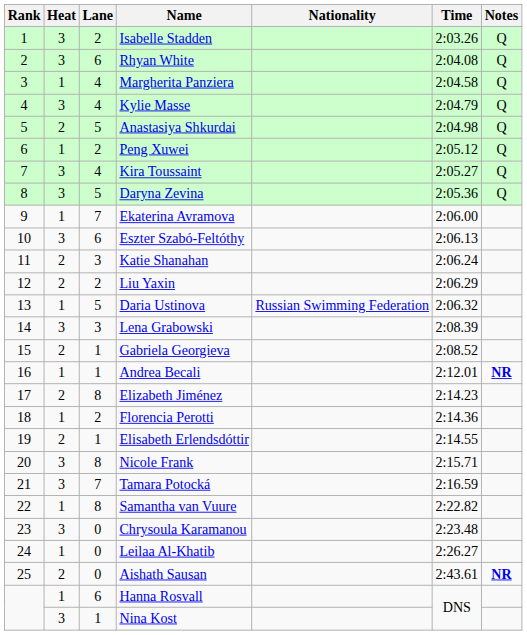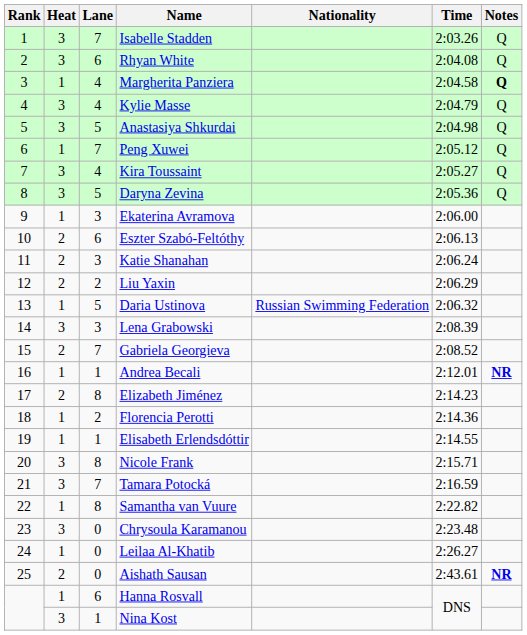(98, 37) 2 -> (98, 37) 7
(501, 82) normal -> (501, 82) bold
(62, 127) 2 -> (62, 127) 3
(98, 149) 2 -> (98, 149) 7
(98, 216) 7 -> (98, 216) 3
(62, 238) 3 -> (62, 238) 2
(98, 350) 1 -> (98, 350) 7
(62, 439) 2 -> (62, 439) 1
